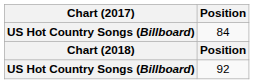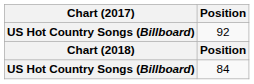rows swapped: (223, 32) <-> (223, 69)
